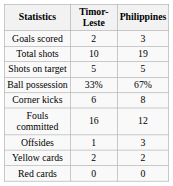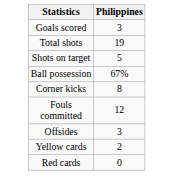- column: (94, 17)
